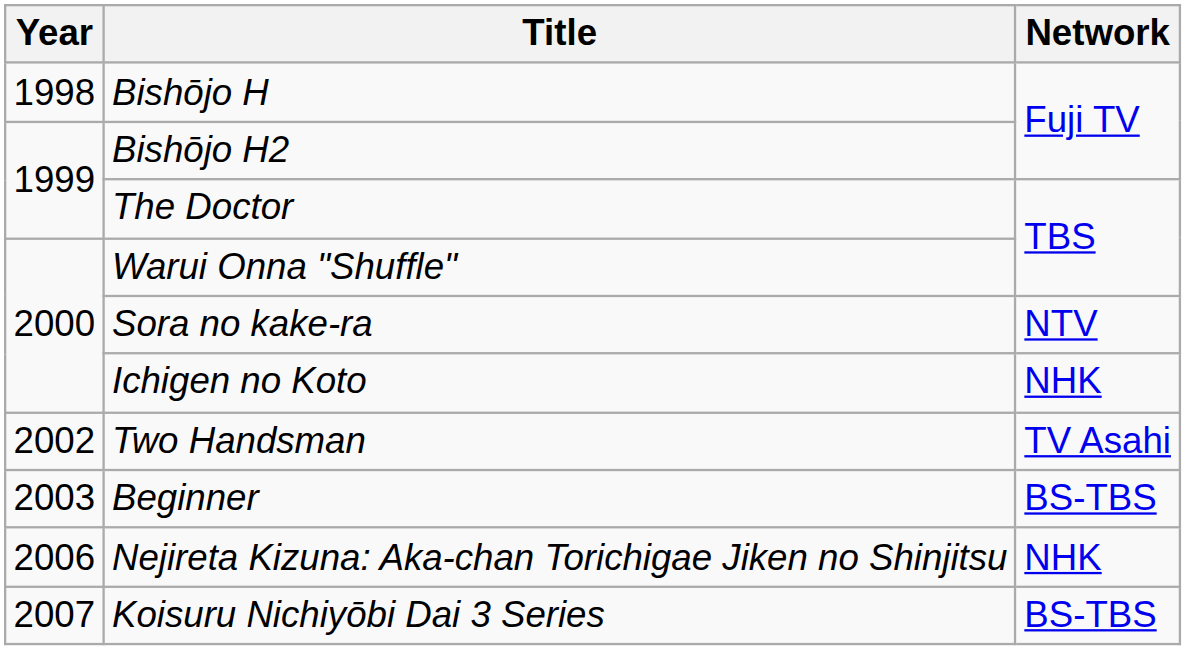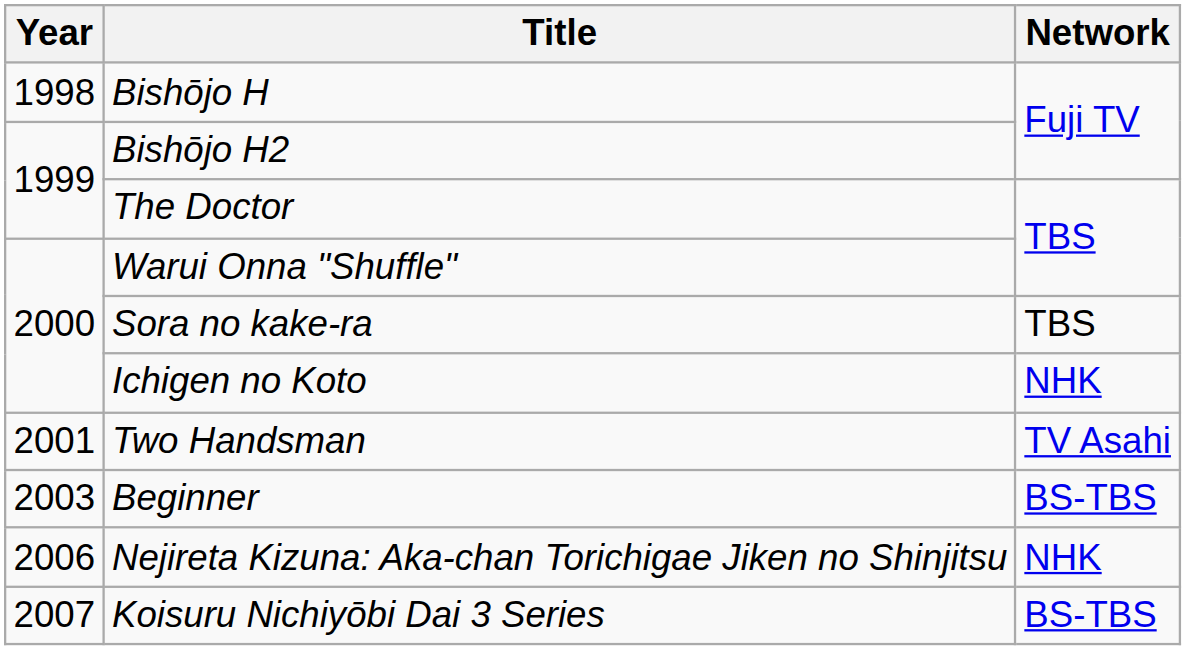(1061, 324) NTV -> (1060, 324) TBS
(54, 440) 2002 -> (54, 440) 2001
